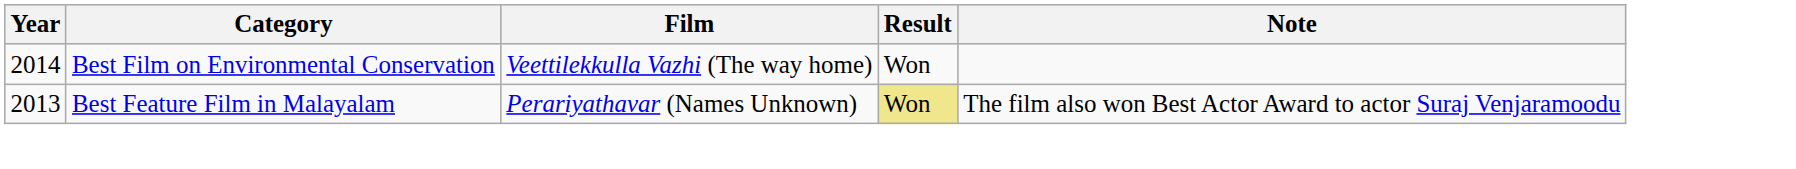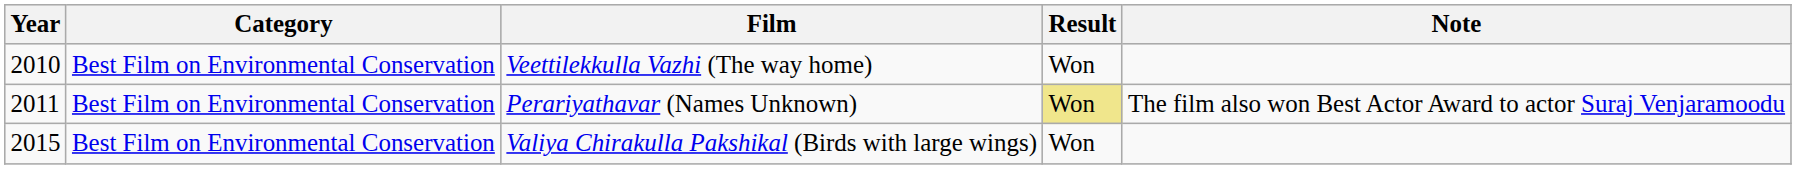(35, 63) 2014 -> (35, 63) 2010
(35, 103) 2013 -> (35, 103) 2011
(233, 103) Best Feature Film in Malayalam -> (283, 103) Best Film on Environmental Conservation
+ row: (772, 143)
